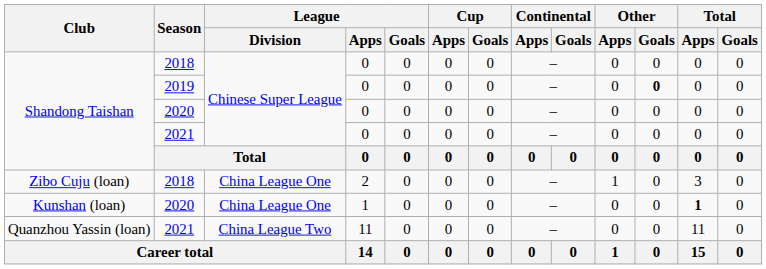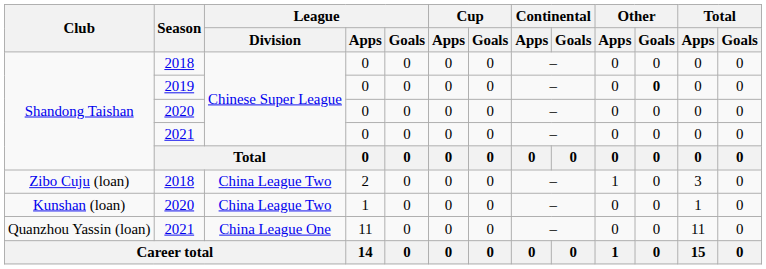(275, 181) China League One -> (275, 181) China League Two
(275, 205) China League One -> (275, 205) China League Two
(698, 205) bold -> (698, 205) normal
(275, 228) China League Two -> (275, 228) China League One
